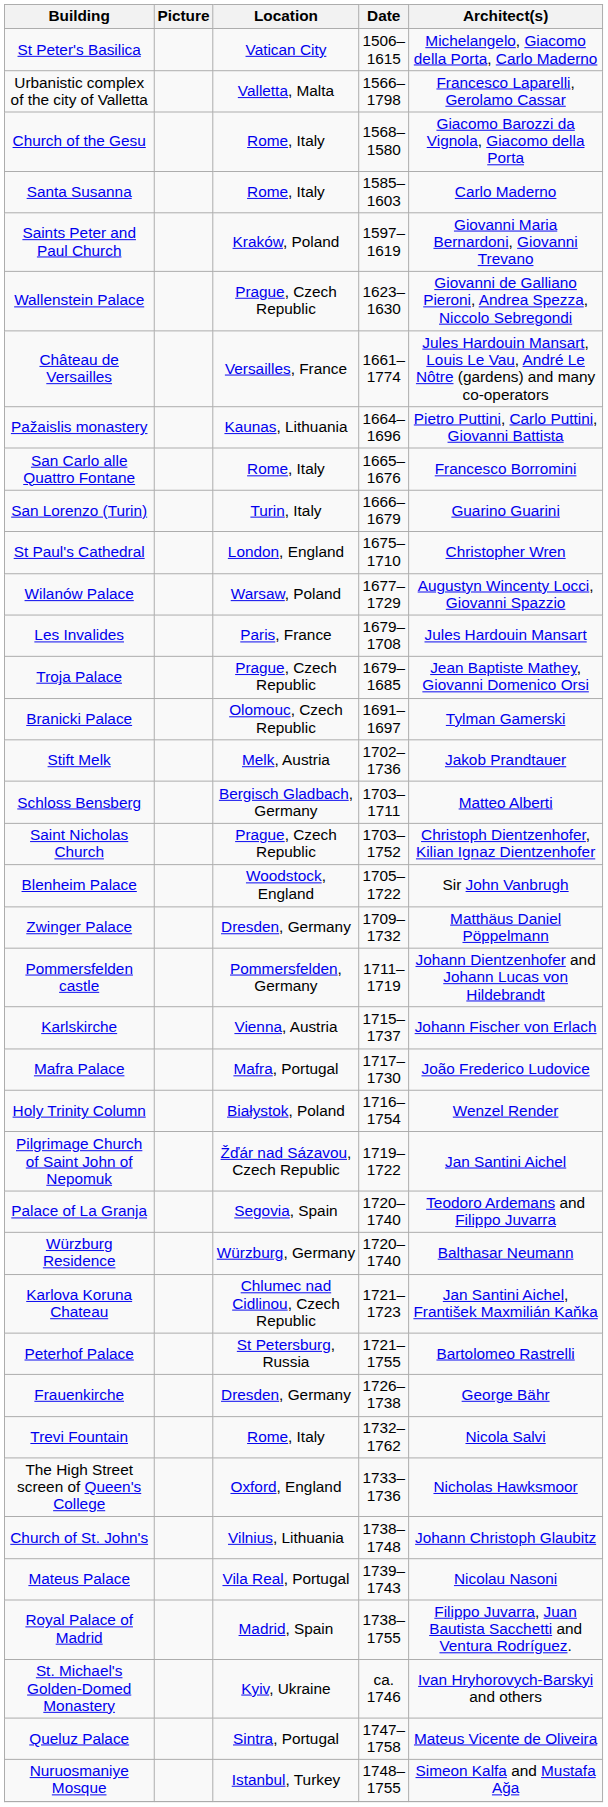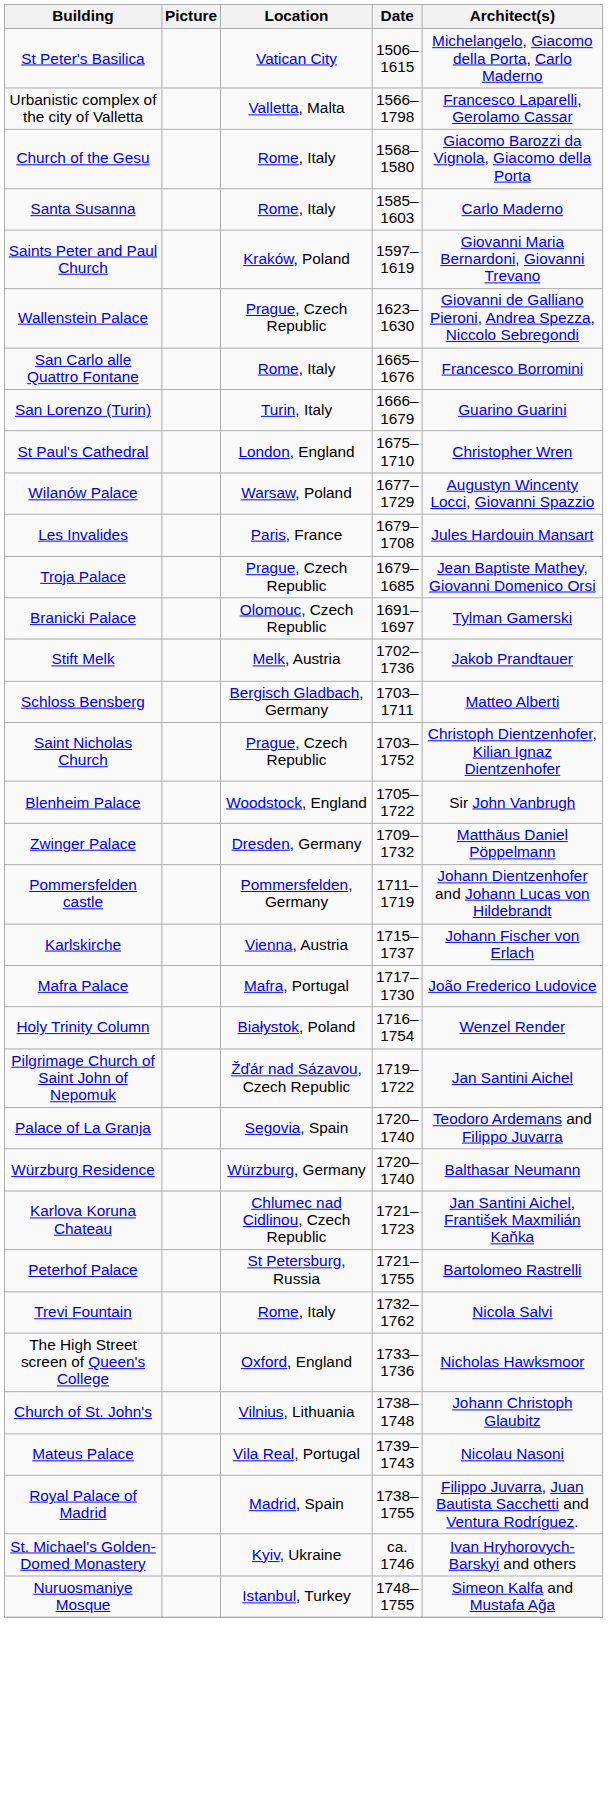- row: (79, 368)
- row: (79, 427)
- row: (79, 1395)
- row: (79, 1738)
